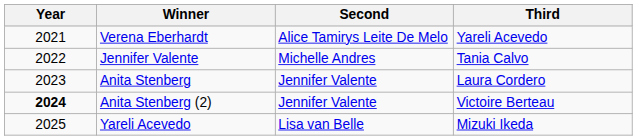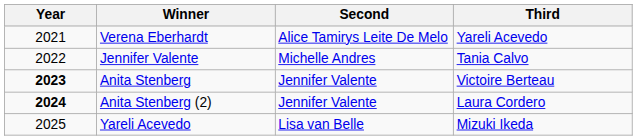(51, 80) normal -> (51, 80) bold
(501, 80) Laura Cordero -> (505, 80) Victoire Berteau
(505, 102) Victoire Berteau -> (501, 102) Laura Cordero
